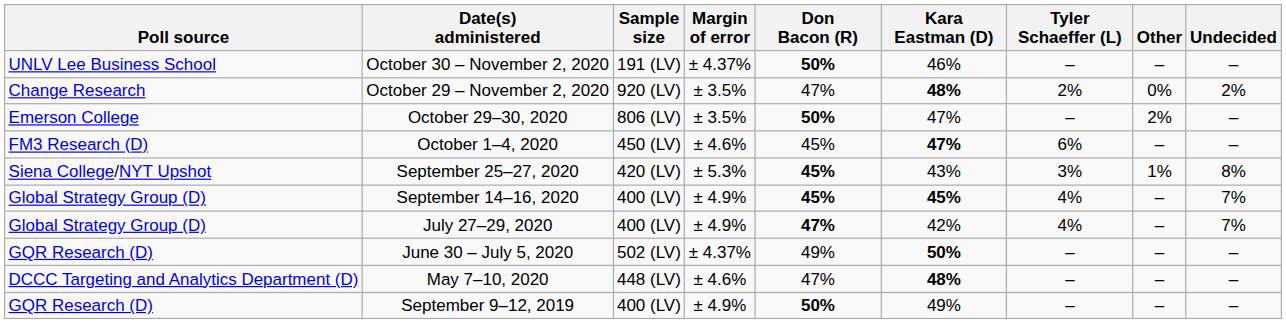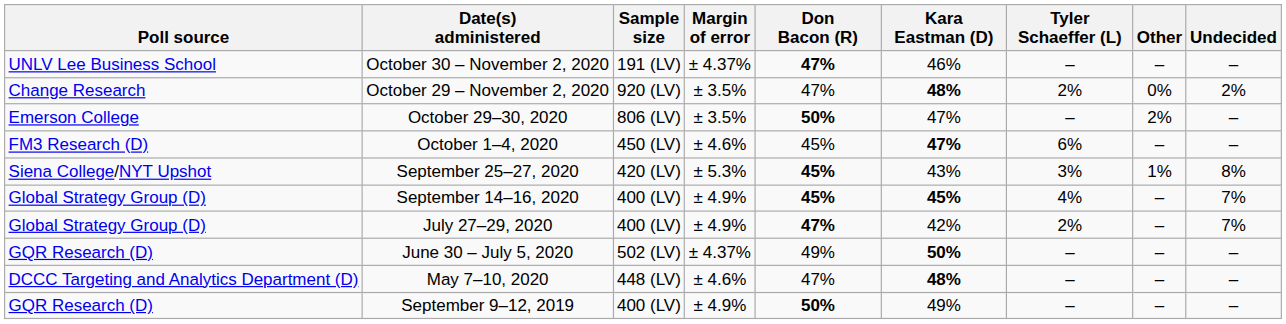(818, 64) 50% -> (818, 64) 47%
(1070, 225) 4% -> (1070, 225) 2%
